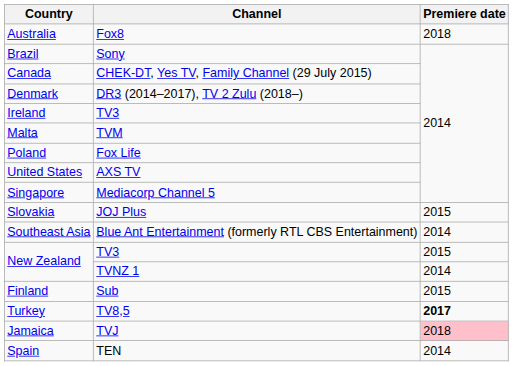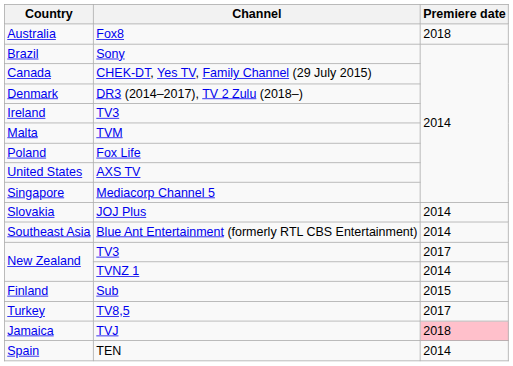(437, 212) 2015 -> (437, 212) 2014
(437, 251) 2015 -> (437, 251) 2017
(437, 311) bold -> (437, 311) normal
